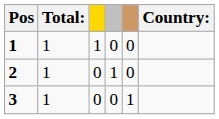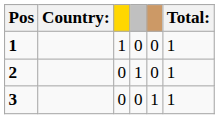columns swapped: (176, 18) <-> (64, 18)
